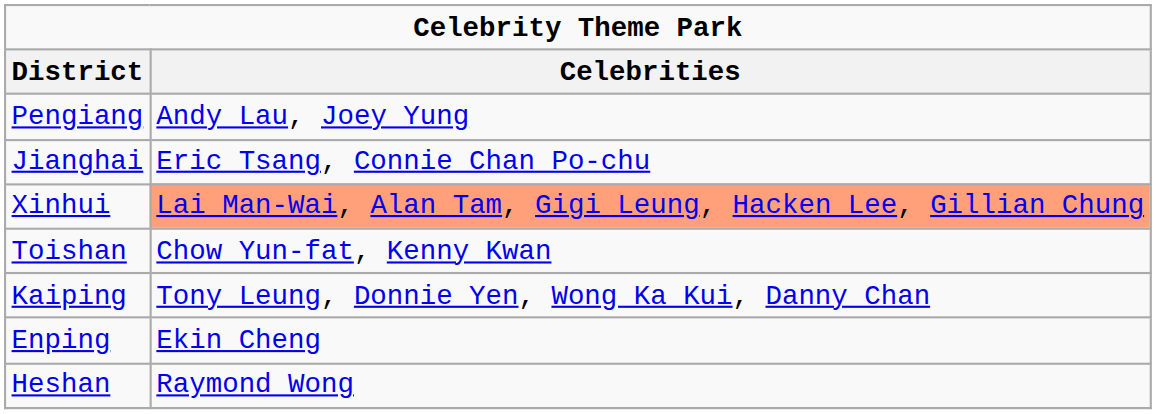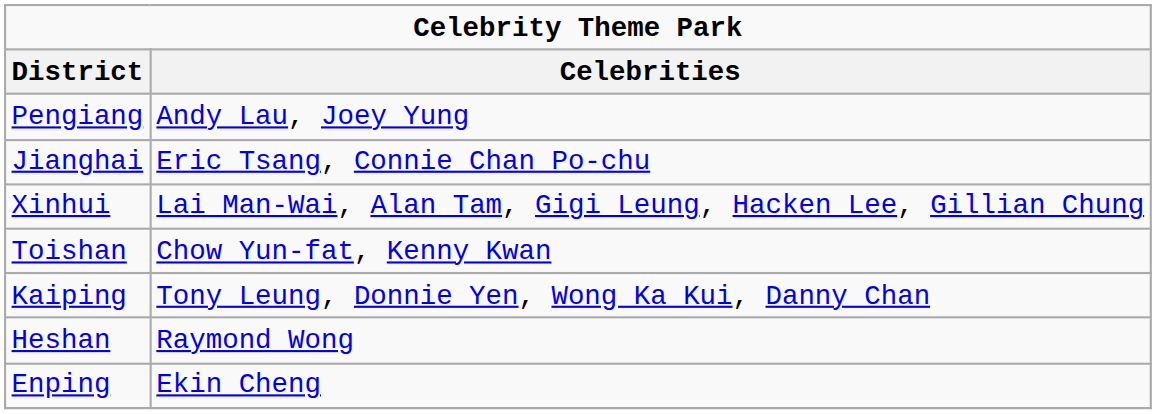(650, 206) lightsalmon background -> (650, 206) no background
rows swapped: (61, 385) <-> (61, 340)
